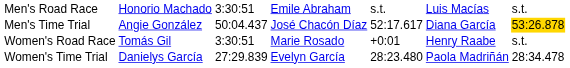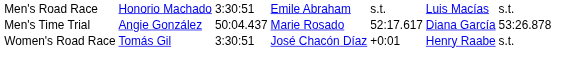(319, 25) José Chacón Díaz -> (307, 25) Marie Rosado
(538, 25) gold background -> (525, 25) no background
(307, 41) Marie Rosado -> (319, 41) José Chacón Díaz
- row: (56, 57)
